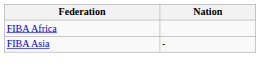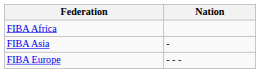+ row: (34, 60)
